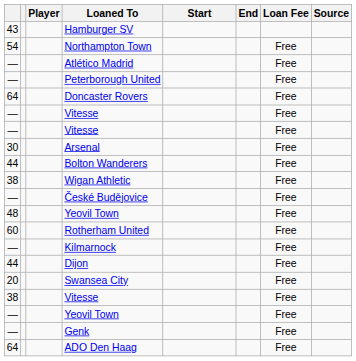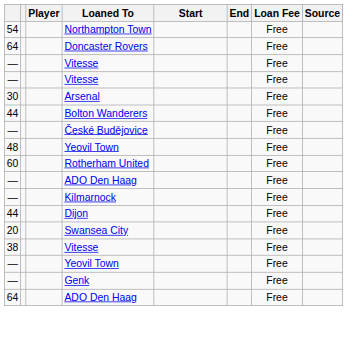- row: (13, 30)
- row: (13, 63)
- row: (13, 80)
- row: (13, 180)
+ row: (13, 180)
